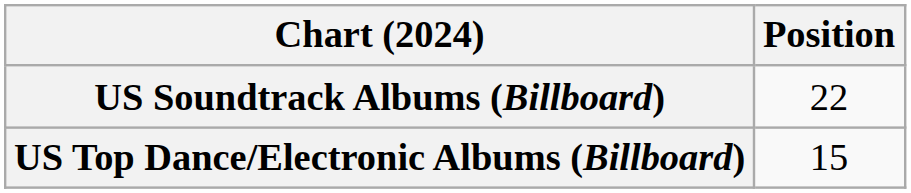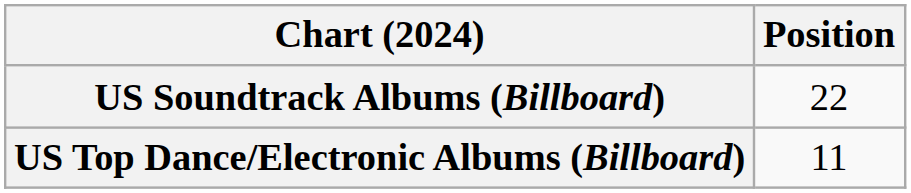(829, 156) 15 -> (829, 156) 11
